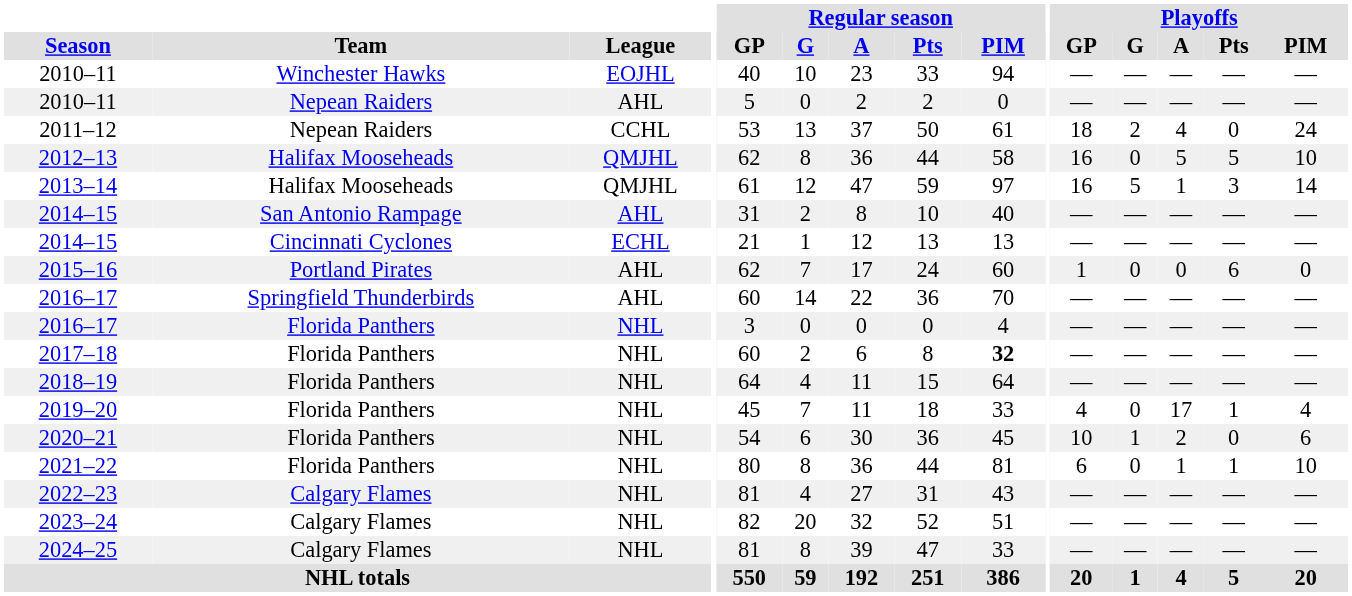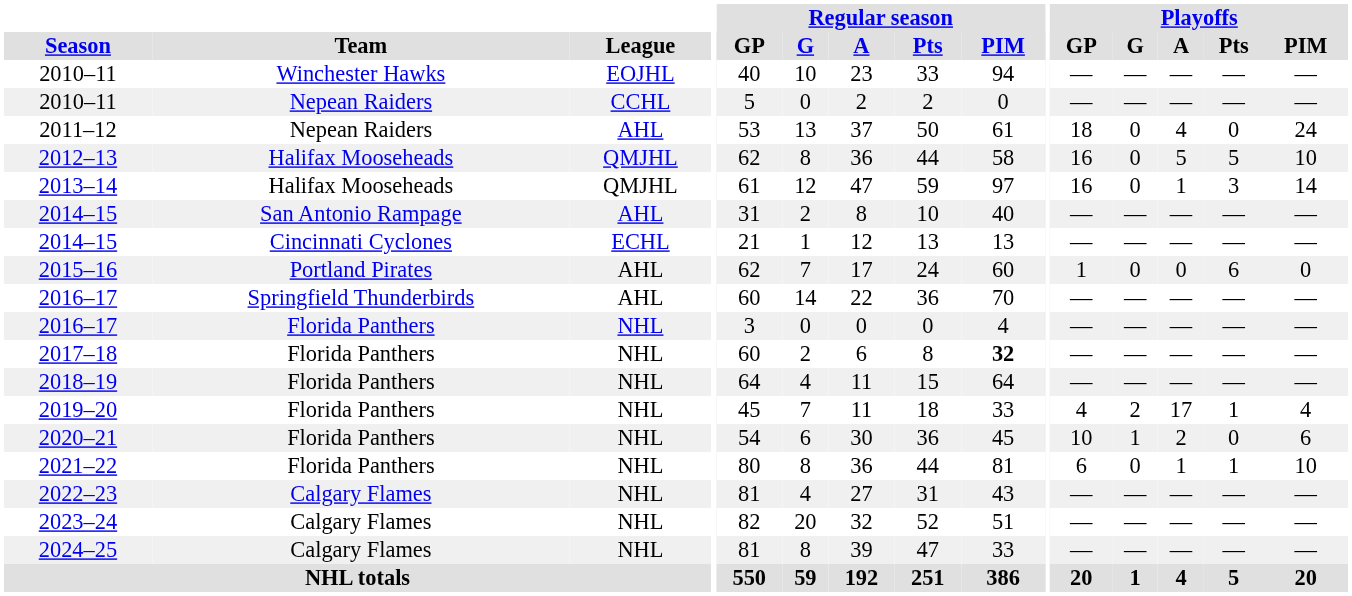(640, 101) AHL -> (640, 101) CCHL
(640, 129) CCHL -> (640, 129) AHL
(1135, 129) 2 -> (1135, 129) 0
(1135, 185) 5 -> (1135, 185) 0
(1135, 409) 0 -> (1135, 409) 2
